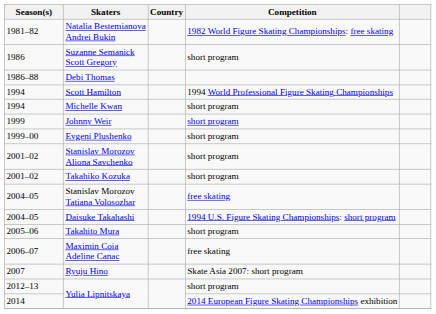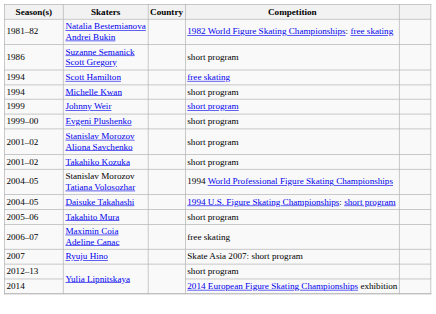- row: (22, 77)
(290, 91) 1994 World Professional Figure Skating Championships -> (209, 77) free skating
(209, 196) free skating -> (290, 181) 1994 World Professional Figure Skating Championships
